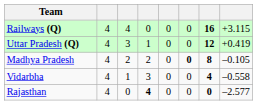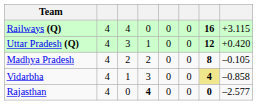(236, 44) +0.419 -> (236, 44) +0.420
(189, 60) bold -> (189, 60) normal
(209, 76) no background -> (209, 76) khaki background
(236, 76) –0.558 -> (236, 76) –0.858
